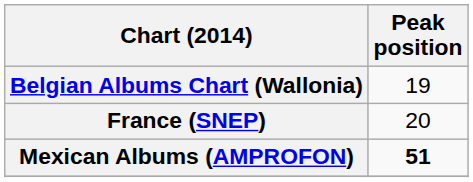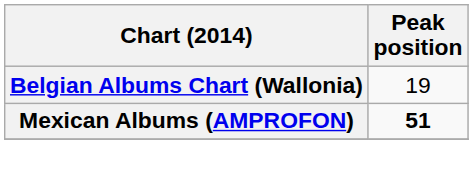- row: (186, 120)
